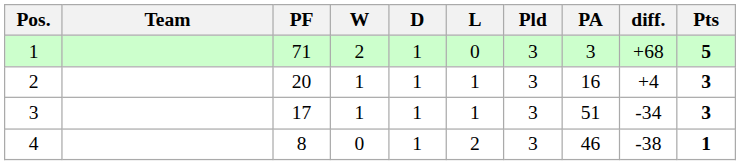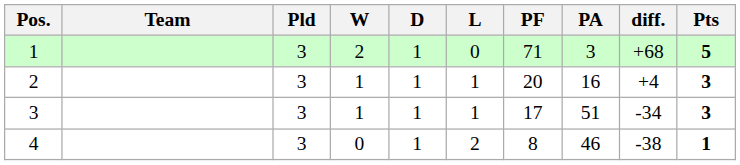columns swapped: (533, 19) <-> (302, 19)
